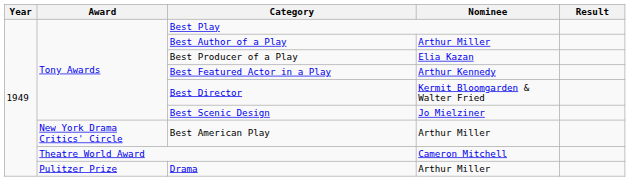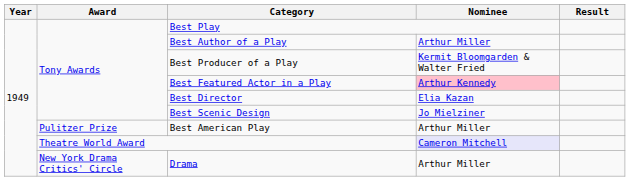(446, 57) Elia Kazan -> (474, 62) Kermit Bloomgarden & Walter Fried
(457, 72) no background -> (457, 83) pink background
(474, 92) Kermit Bloomgarden & Walter Fried -> (446, 98) Elia Kazan
(81, 133) New York Drama Critics' Circle -> (78, 128) Pulitzer Prize
(463, 154) no background -> (463, 143) lavender background
(78, 169) Pulitzer Prize -> (81, 163) New York Drama Critics' Circle
